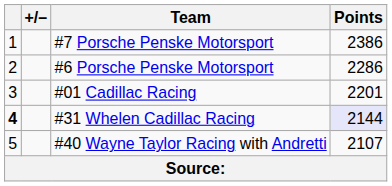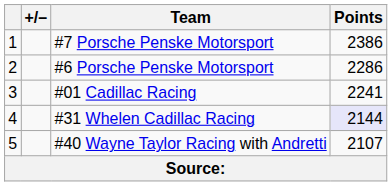(365, 93) 2201 -> (365, 93) 2241
(13, 118) bold -> (13, 118) normal
